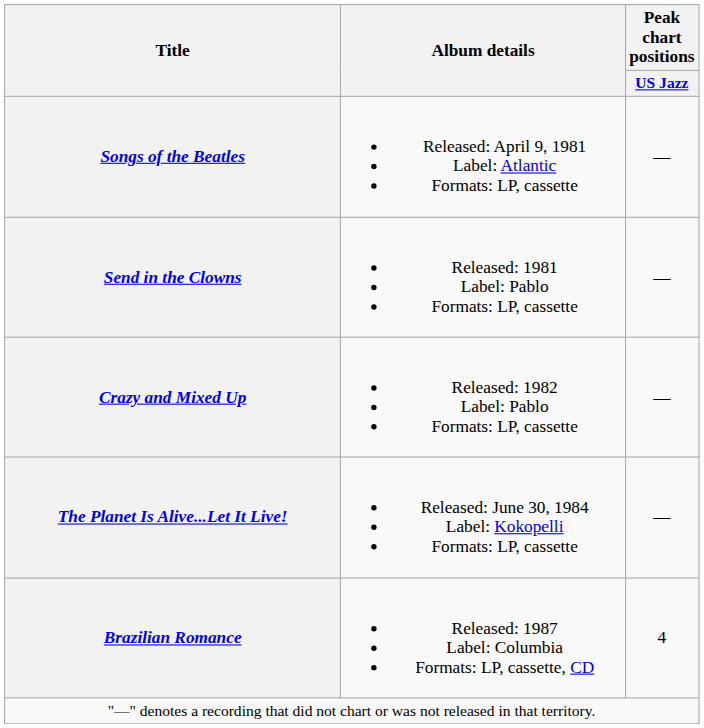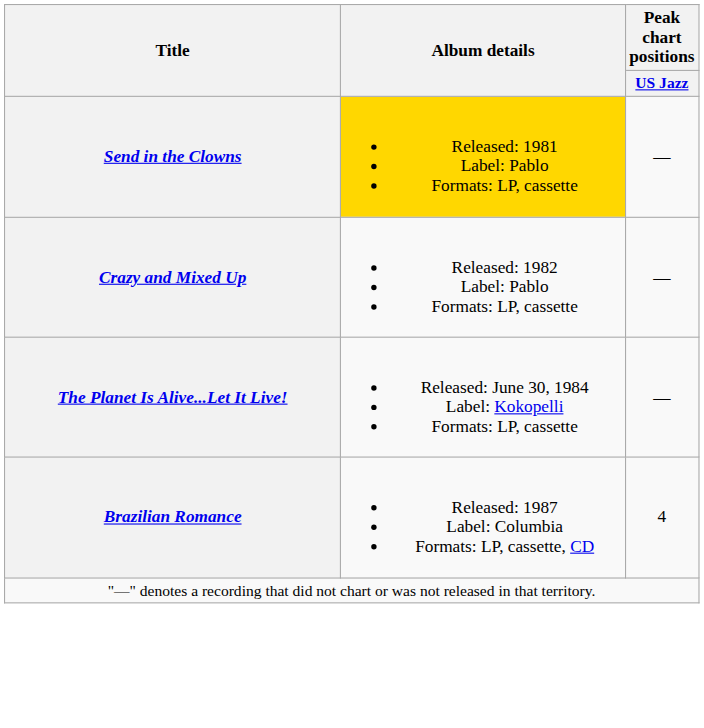- row: (173, 156)
(483, 287) no background -> (483, 166) gold background
